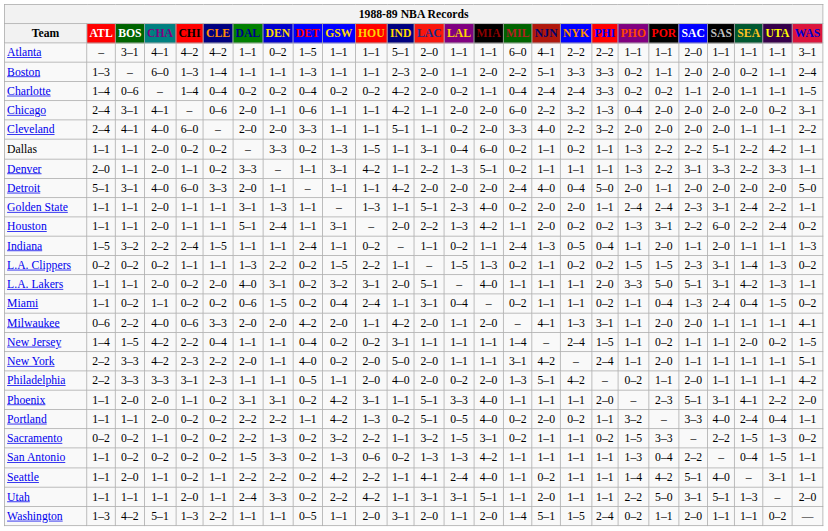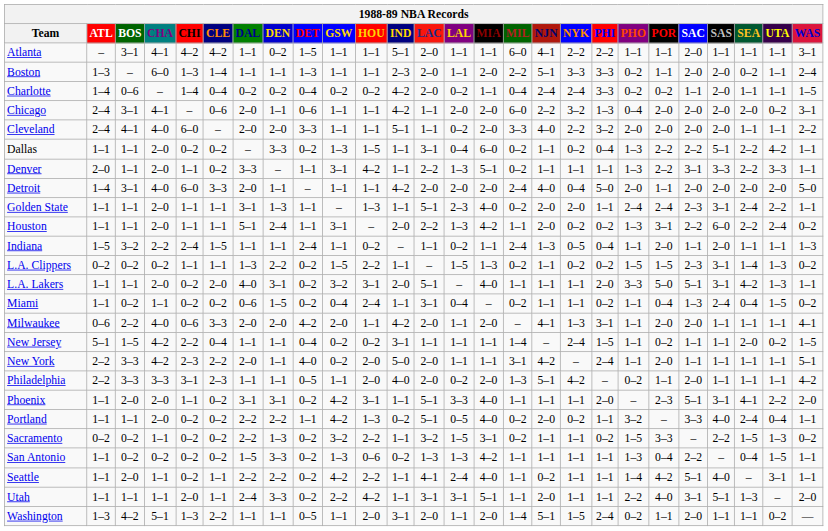(605, 149) 1–1 -> (605, 149) 0–4
(101, 188) 5–1 -> (101, 188) 1–4
(101, 342) 1–4 -> (101, 342) 5–1
(664, 496) 5–0 -> (664, 496) 4–0
